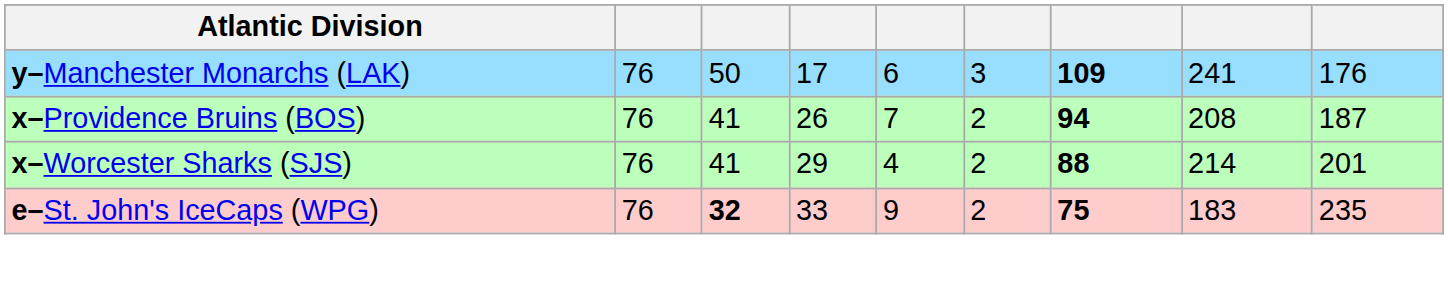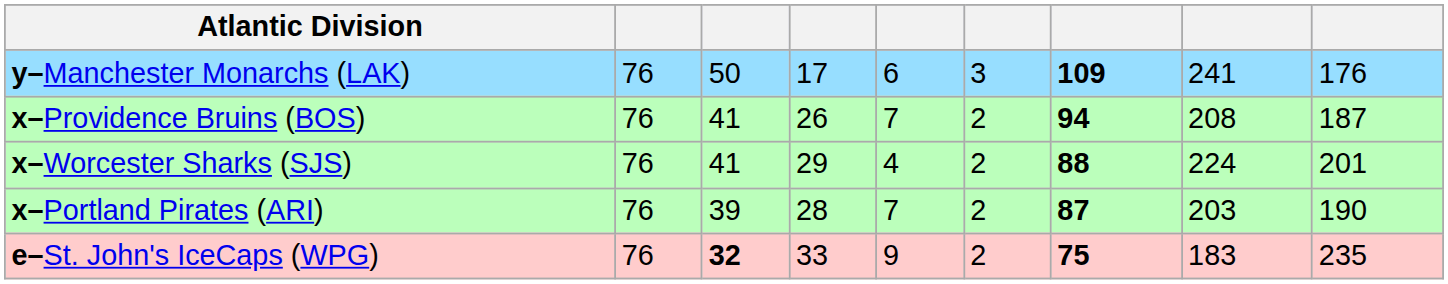(1212, 164) 214 -> (1212, 164) 224
+ row: (168, 210)
